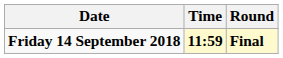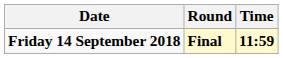columns swapped: (205, 16) <-> (252, 16)
